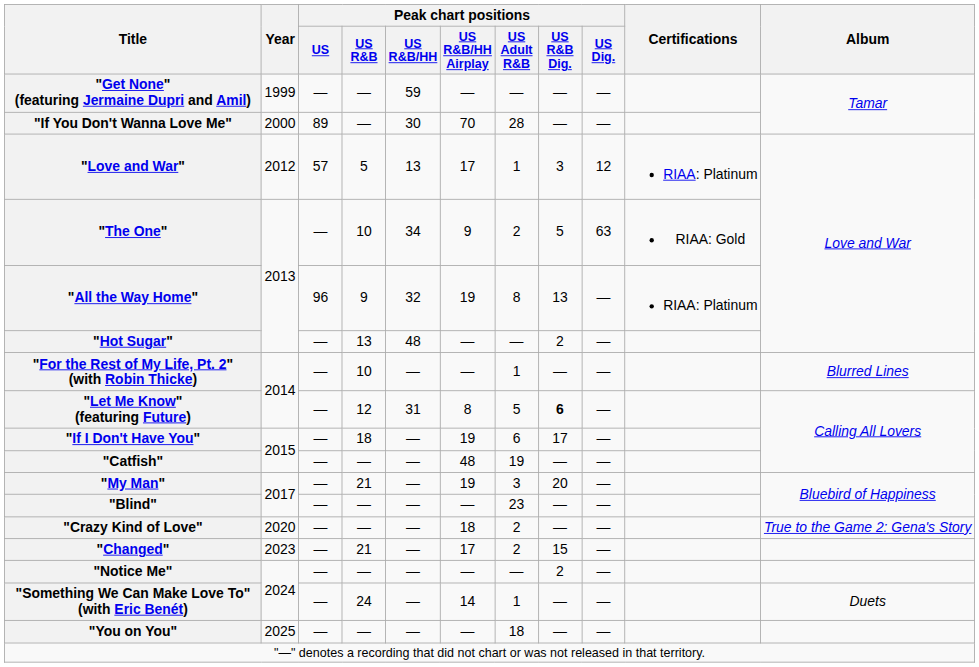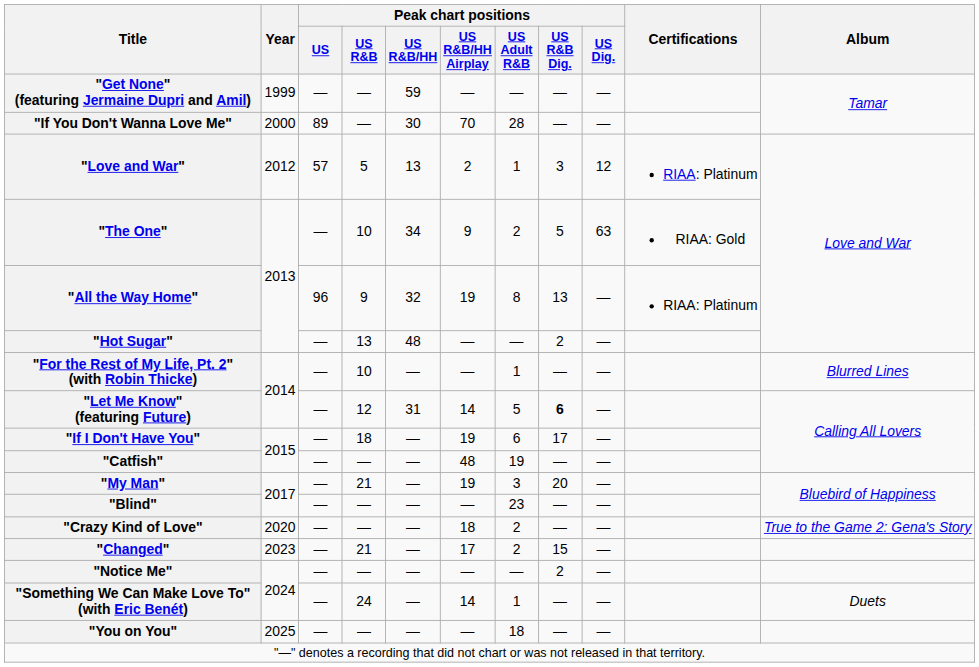(468, 166) 17 -> (468, 166) 2
(468, 409) 8 -> (468, 409) 14
